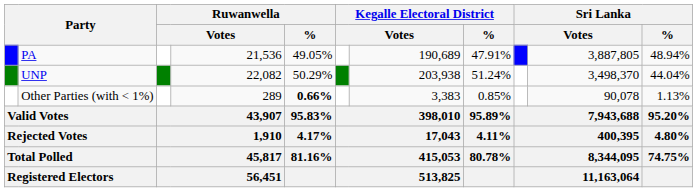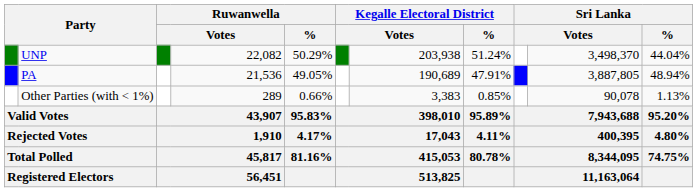rows swapped: (34, 75) <-> (29, 55)
(315, 95) bold -> (316, 95) normal
